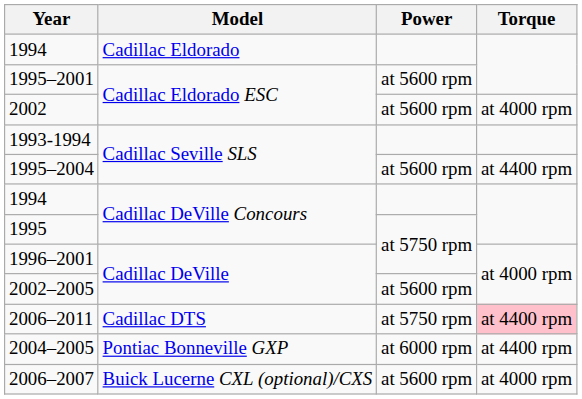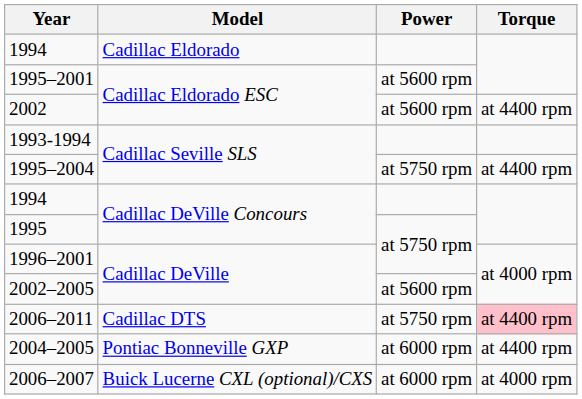(527, 109) at 4000 rpm -> (527, 109) at 4400 rpm
(427, 169) at 5600 rpm -> (427, 169) at 5750 rpm
(427, 378) at 5600 rpm -> (427, 378) at 6000 rpm
